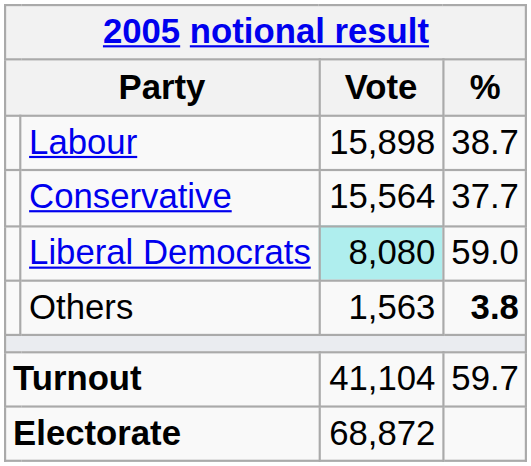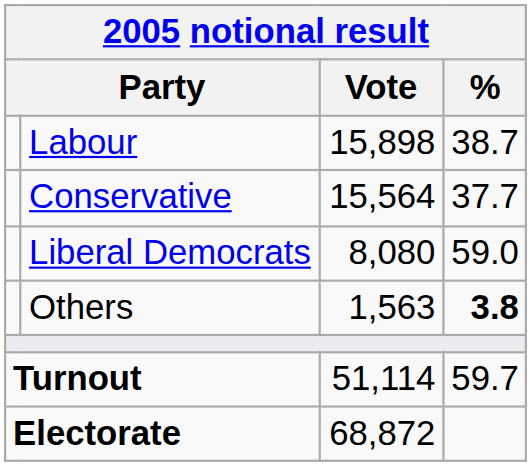(392, 252) paleturquoise background -> (392, 252) no background
(382, 378) 41,104 -> (384, 378) 51,114
